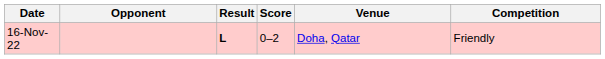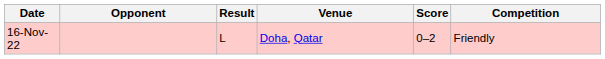columns swapped: (276, 13) <-> (373, 13)
(223, 38) bold -> (222, 38) normal
